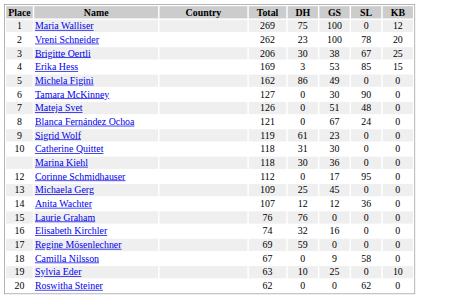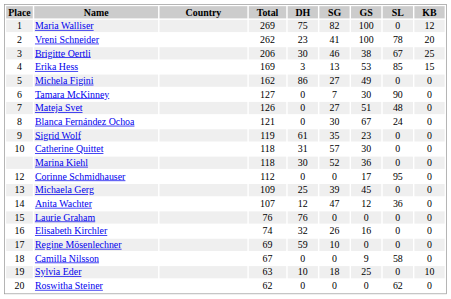+ column: (334, 12)
